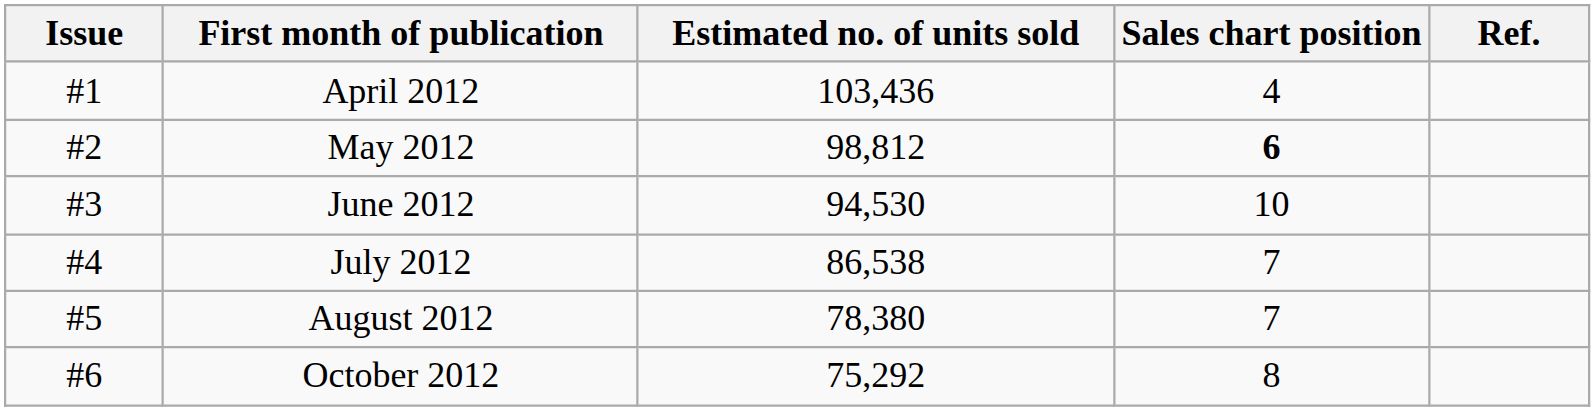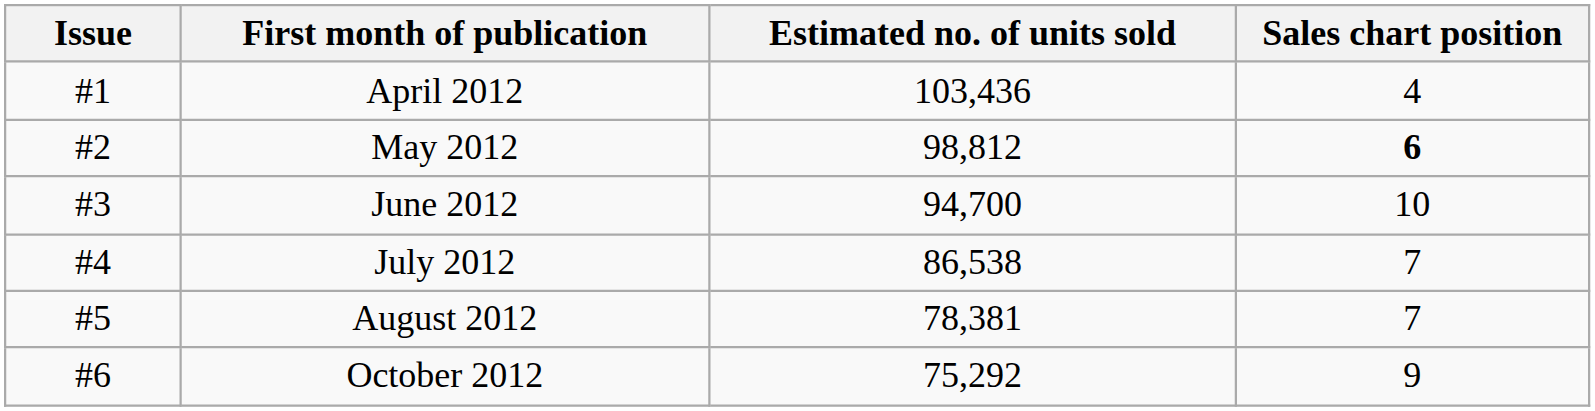- column: (1509, 33)
(876, 204) 94,530 -> (973, 204) 94,700
(876, 318) 78,380 -> (973, 318) 78,381
(1272, 375) 8 -> (1412, 375) 9
